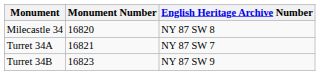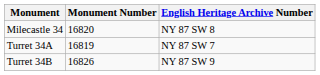(81, 45) 16821 -> (81, 45) 16819
(81, 62) 16823 -> (81, 62) 16826
